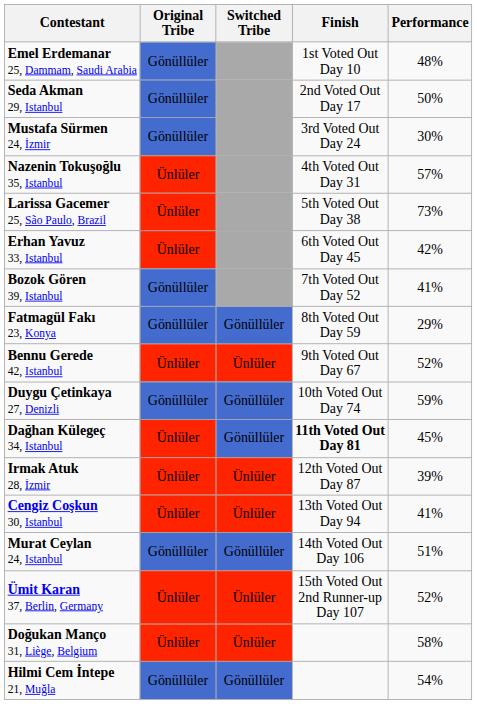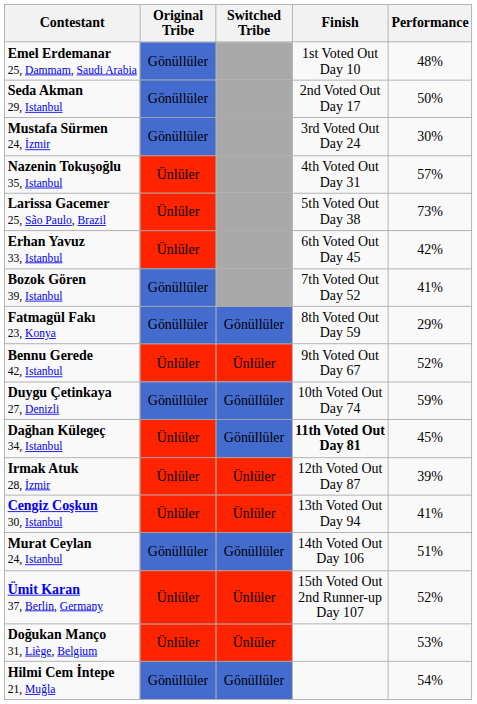(430, 642) 58% -> (430, 642) 53%
